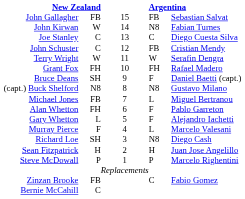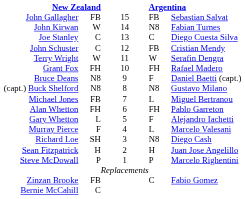(95, 78) SH -> (95, 78) N8
(151, 109) F -> (154, 109) FH
